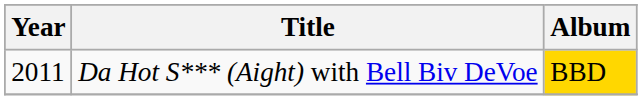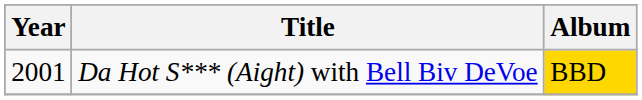(38, 71) 2011 -> (38, 71) 2001
